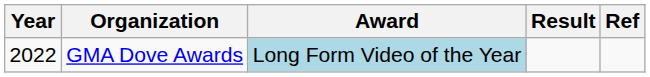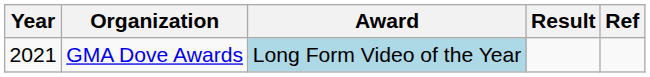(33, 54) 2022 -> (33, 54) 2021
